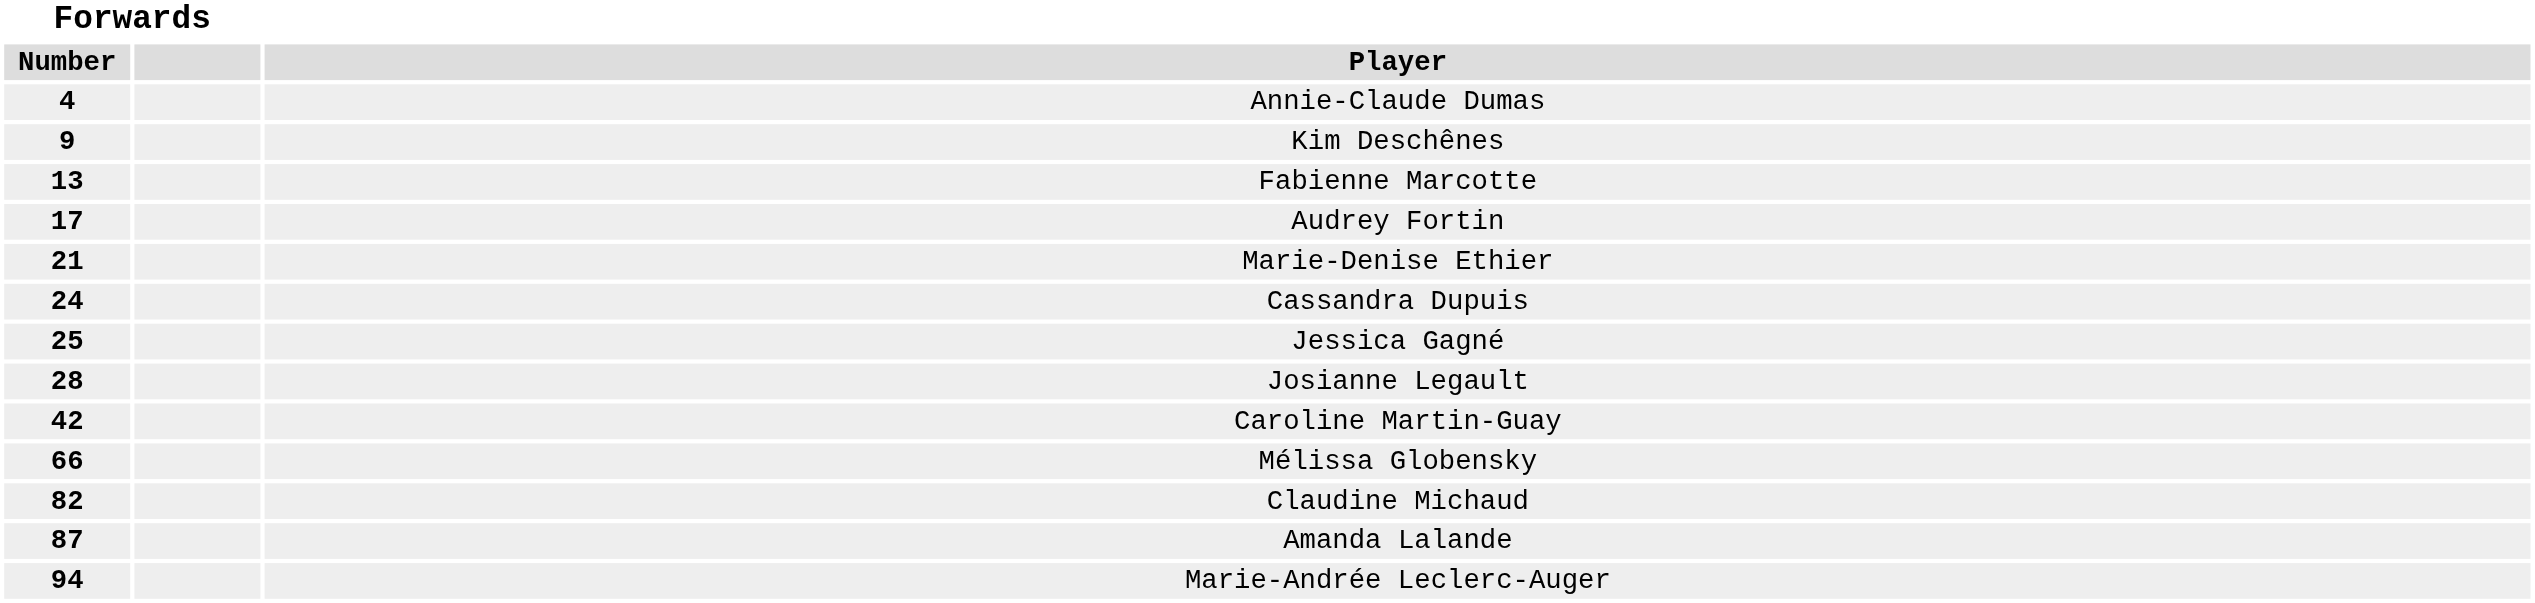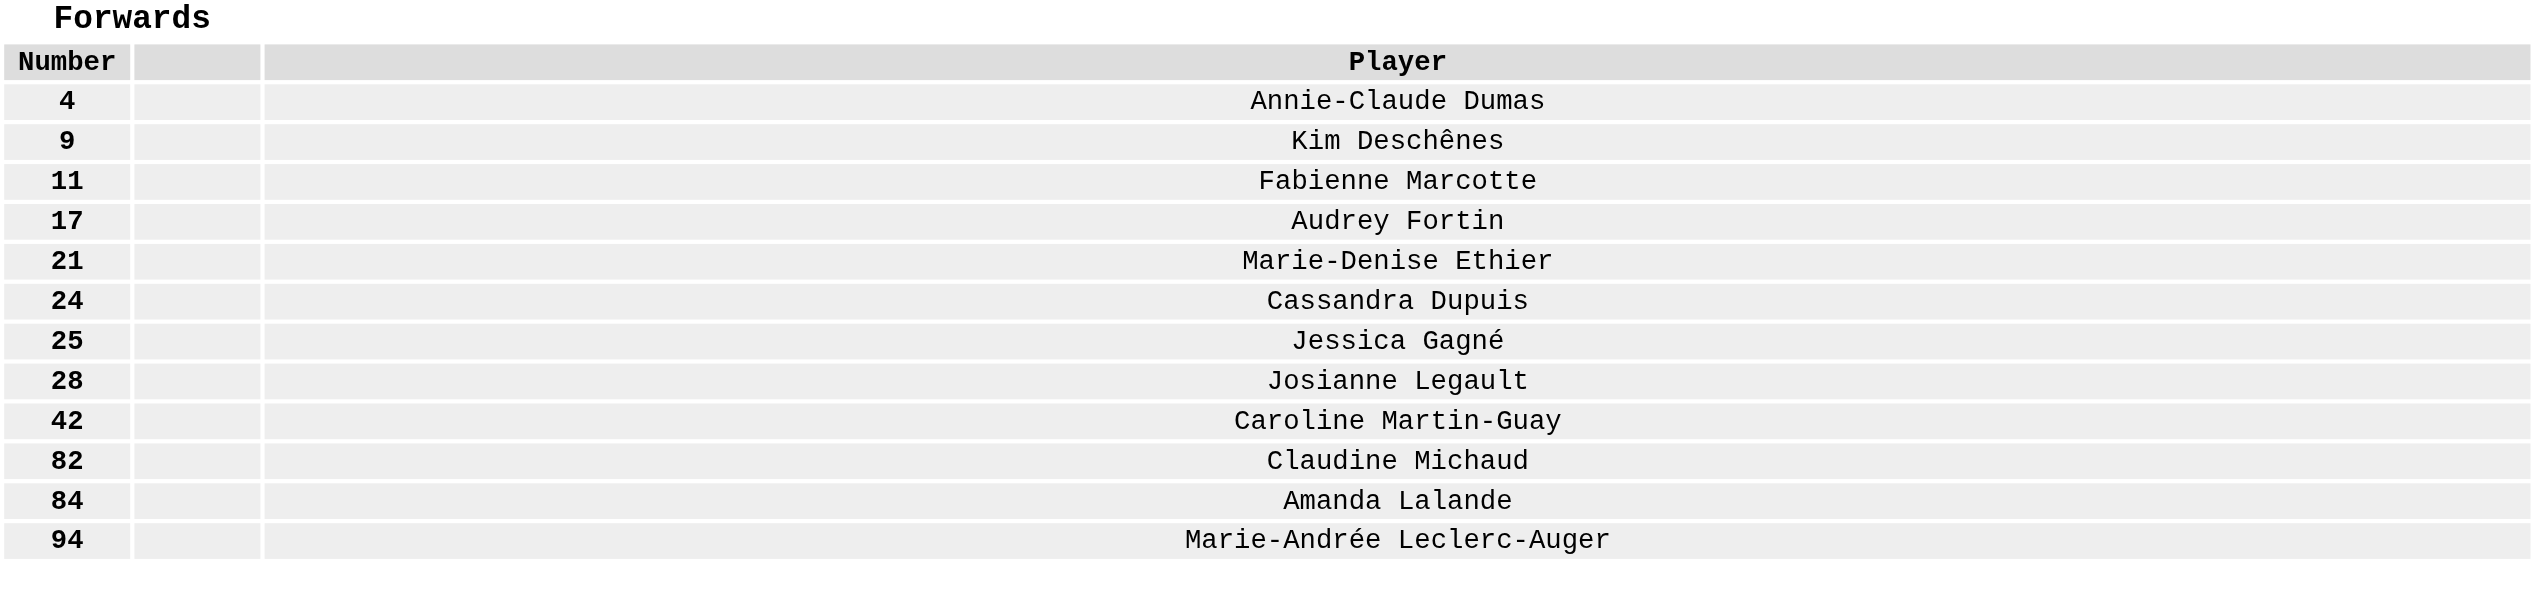(67, 182) 13 -> (67, 182) 11
- row: (1398, 461)
(67, 541) 87 -> (67, 501) 84
